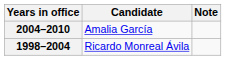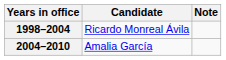rows swapped: (43, 47) <-> (43, 30)
